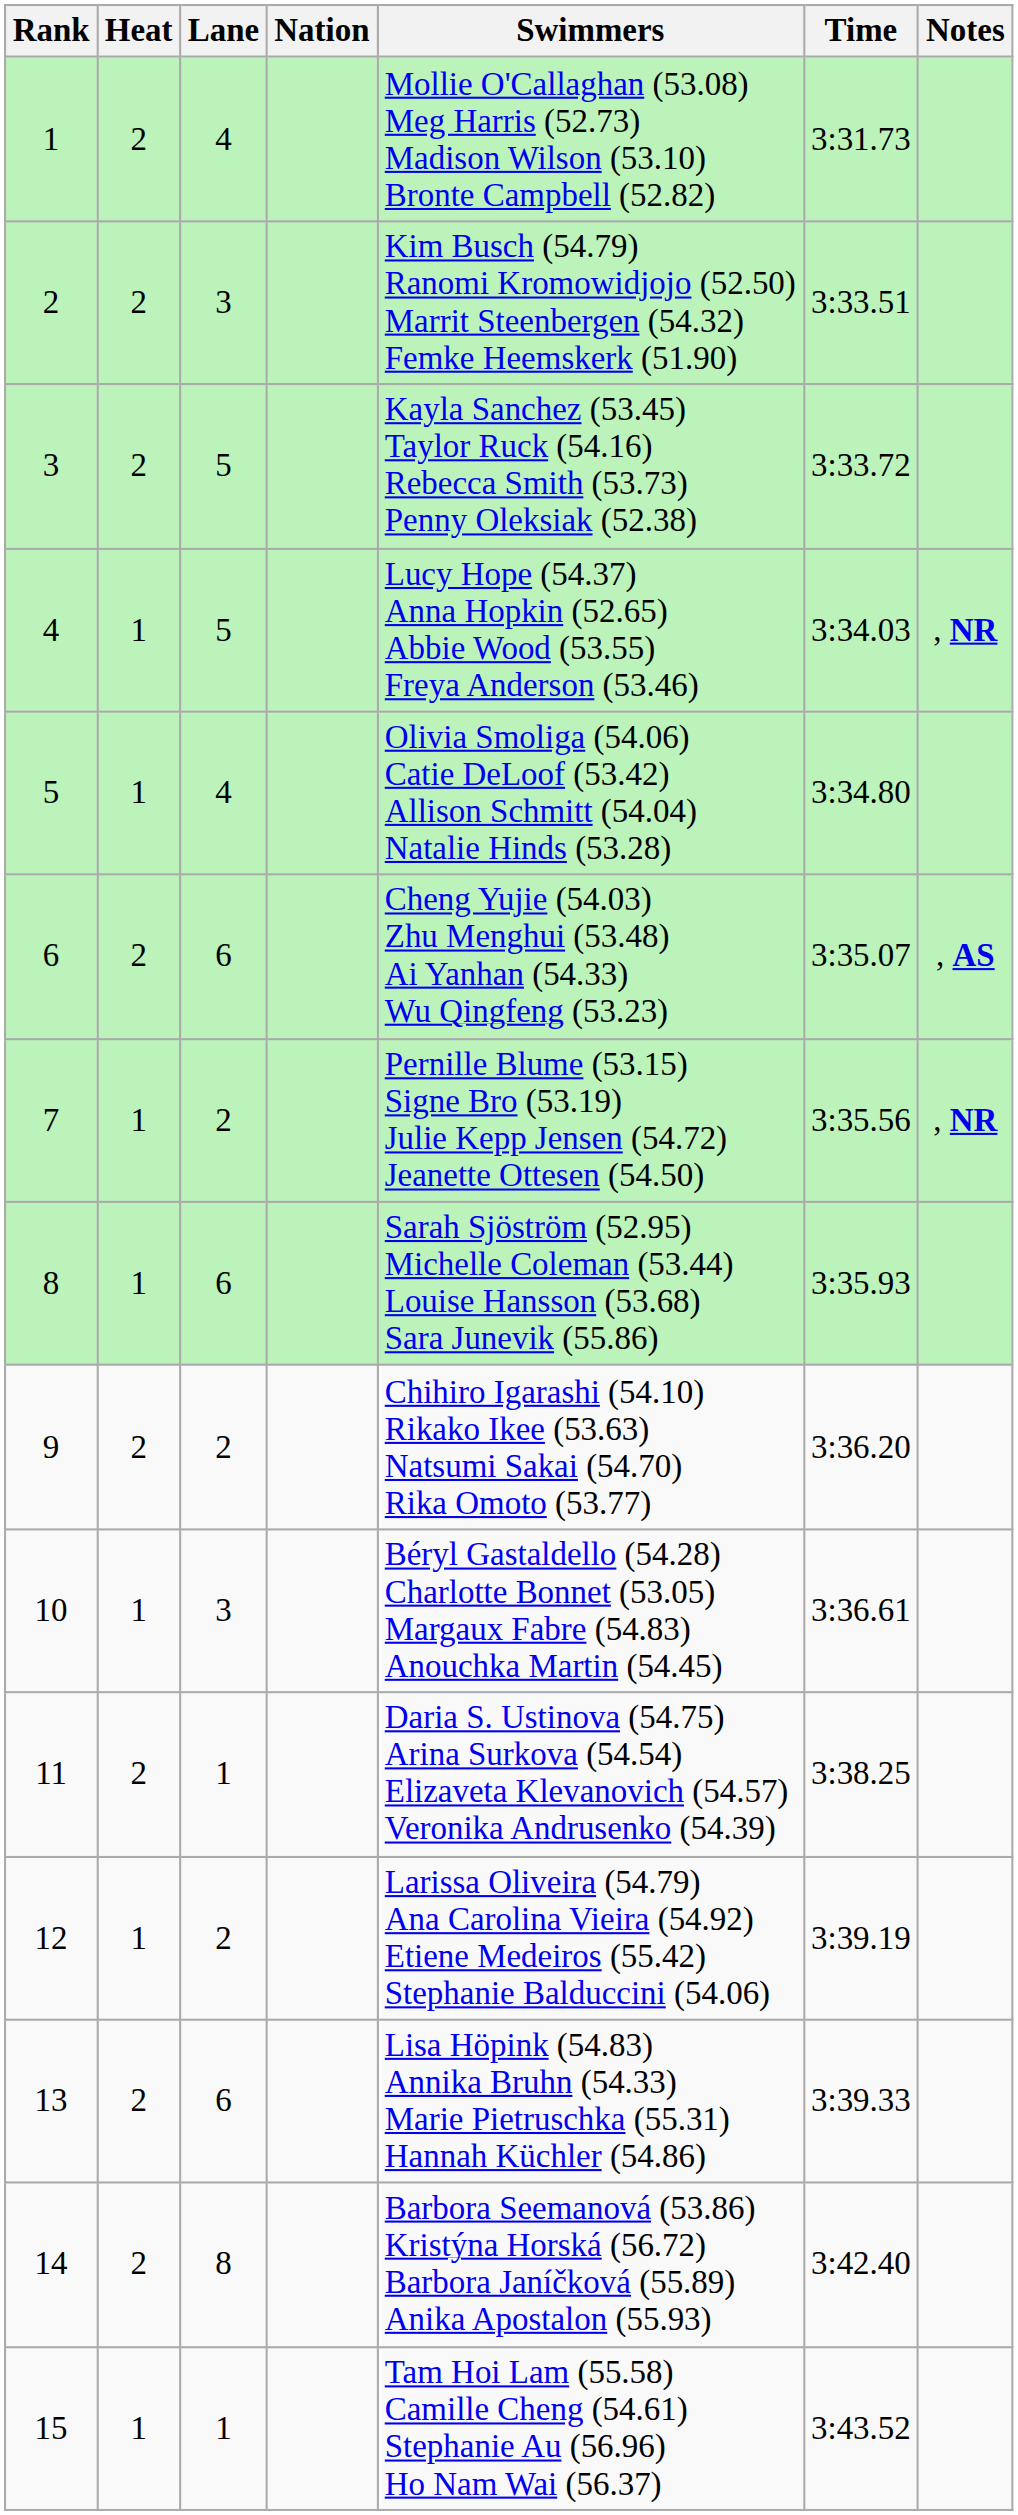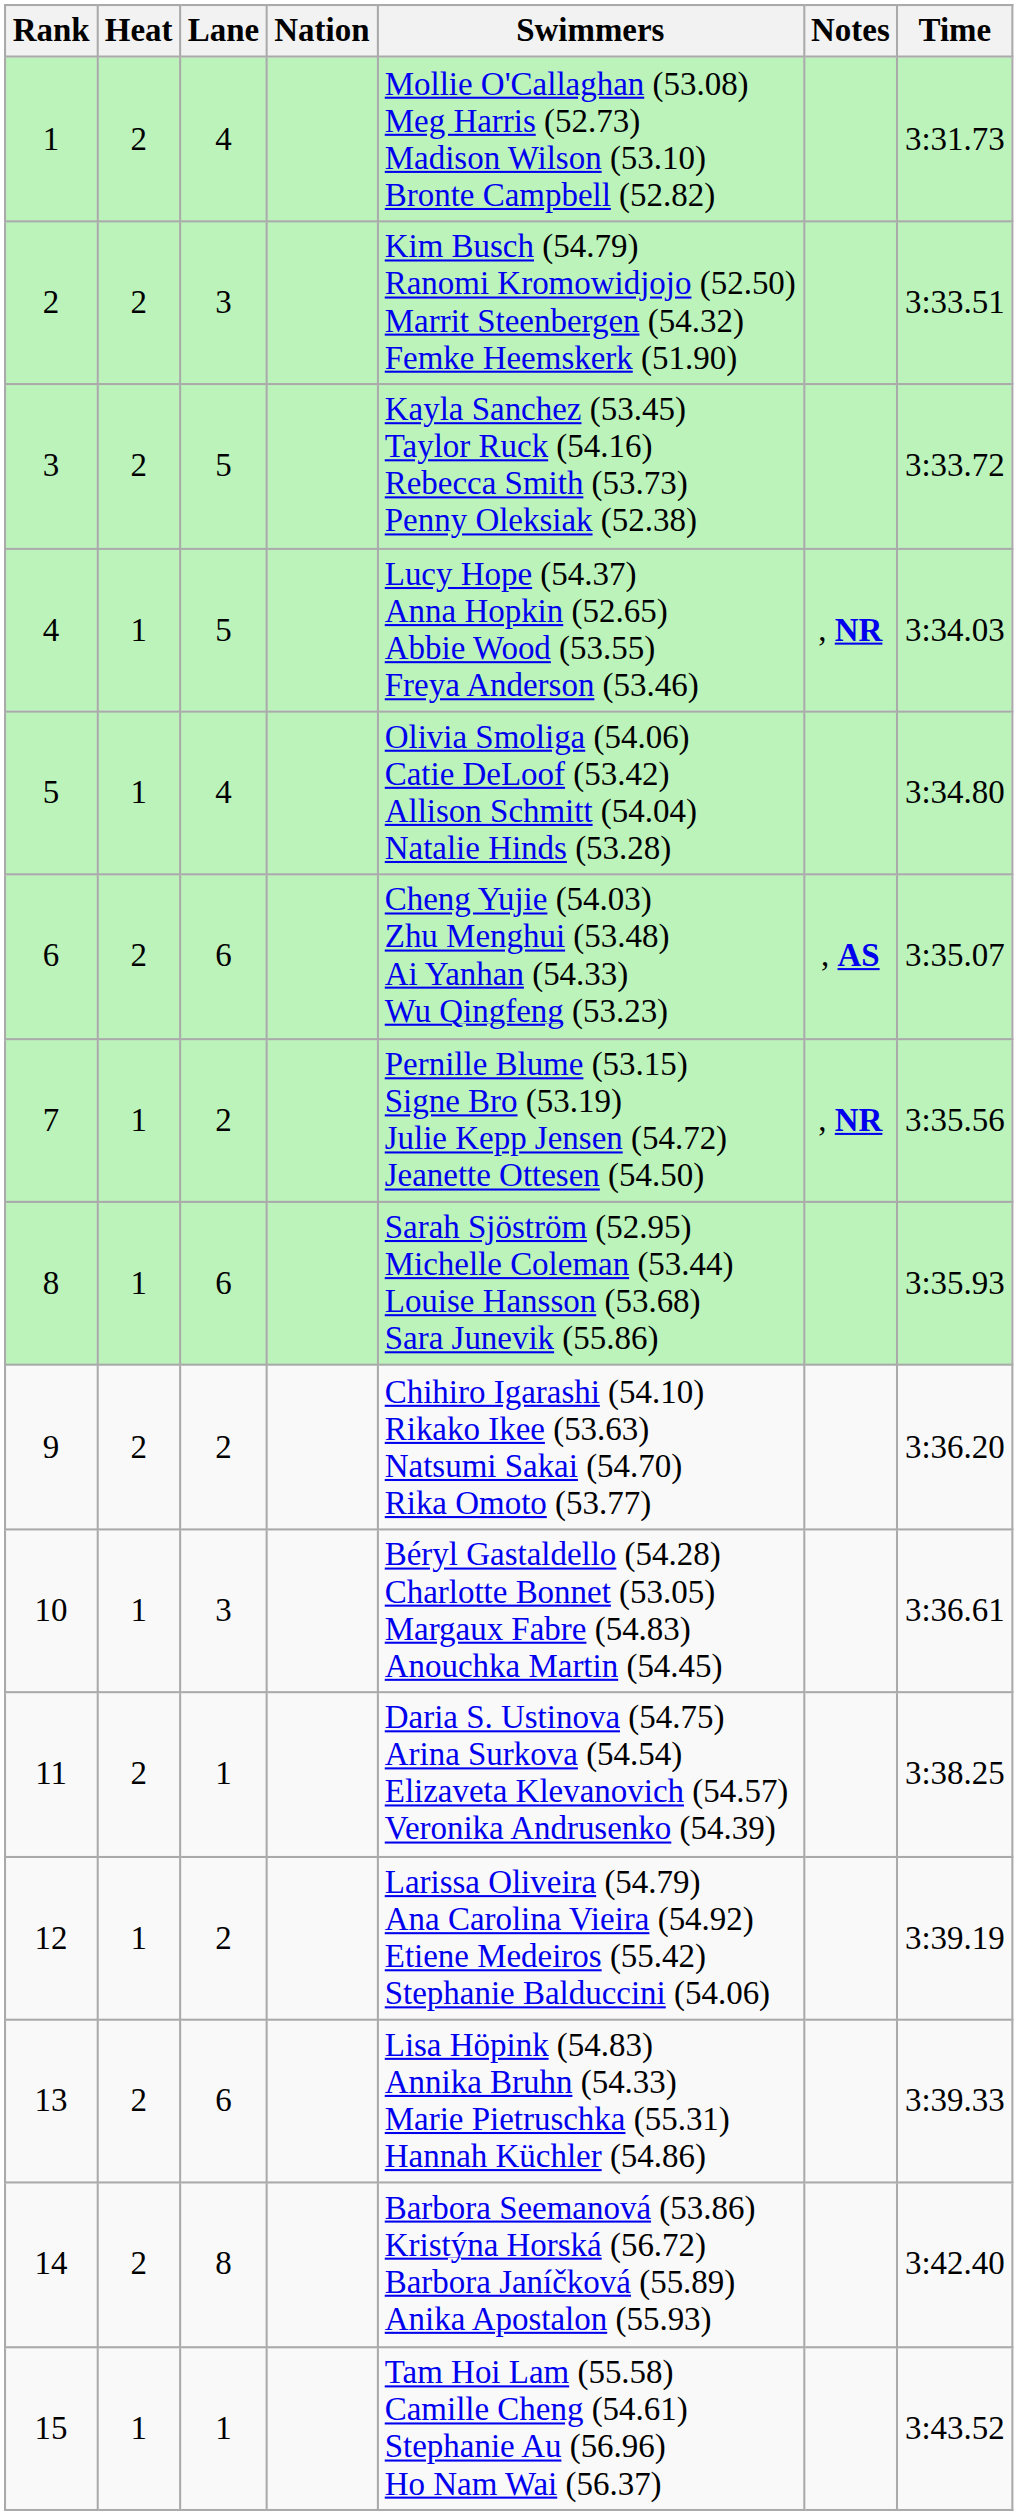columns swapped: (861, 30) <-> (965, 30)
